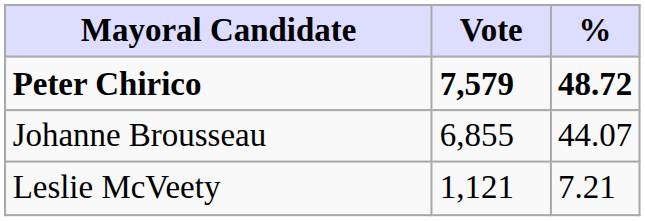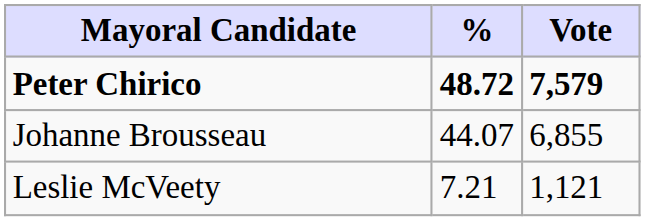columns swapped: (491, 30) <-> (595, 30)
